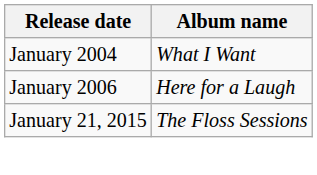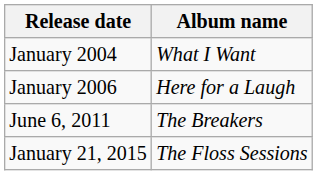+ row: (60, 120)
